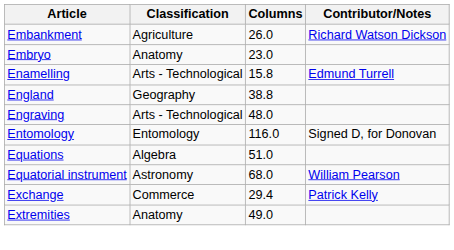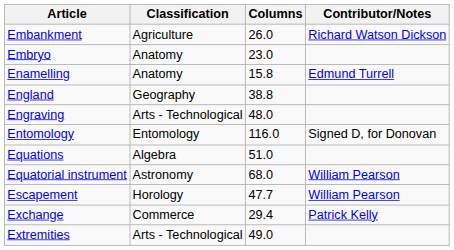(188, 74) Arts - Technological -> (158, 74) Anatomy
+ row: (42, 194)
(158, 214) Anatomy -> (188, 235) Arts - Technological
